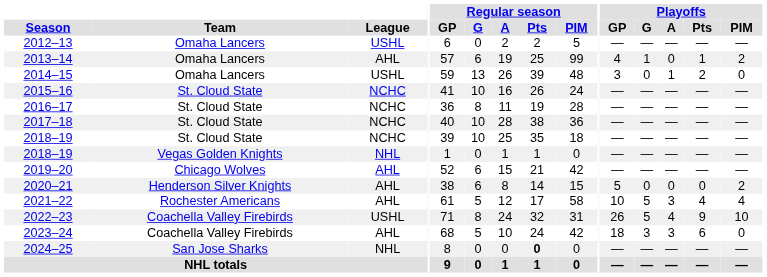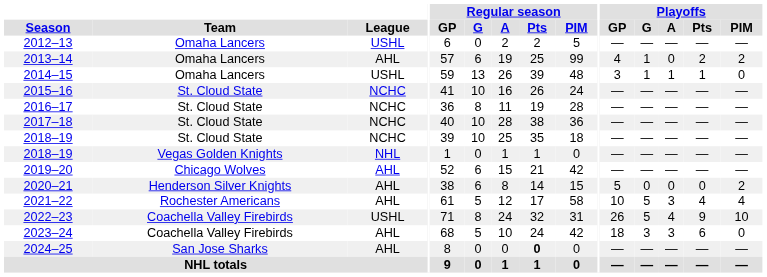(702, 59) 1 -> (702, 59) 2
(647, 75) 0 -> (647, 75) 1
(702, 75) 2 -> (702, 75) 1
(388, 249) NHL -> (388, 249) AHL
